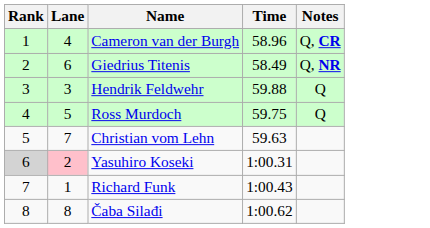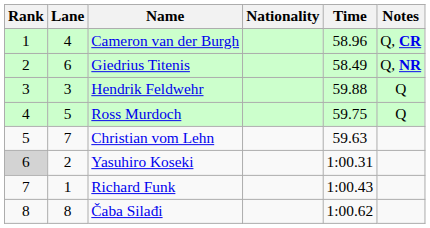+ column: (283, 16)
(68, 162) pink background -> (68, 162) no background
